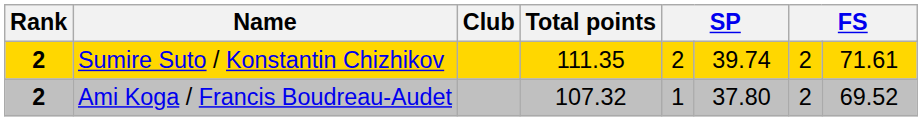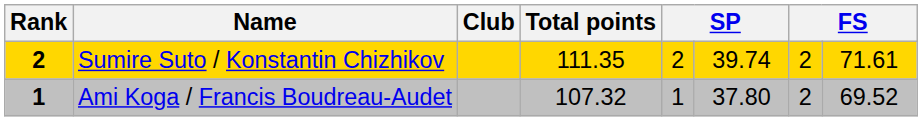(39, 97) 2 -> (39, 97) 1
